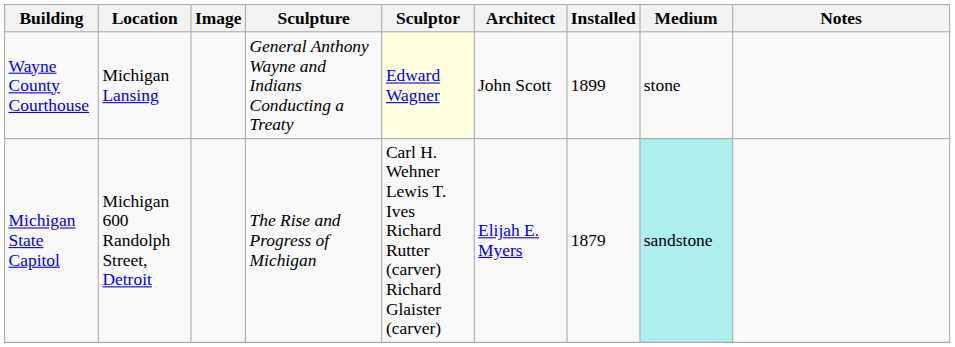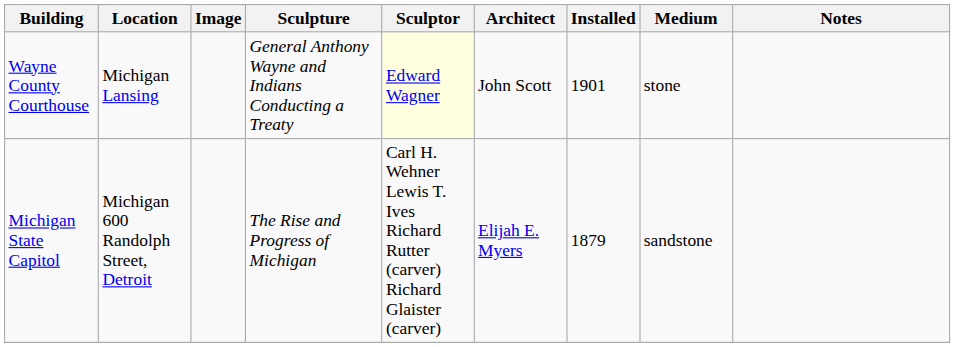(588, 85) 1899 -> (588, 85) 1901
(678, 240) paleturquoise background -> (678, 240) no background
